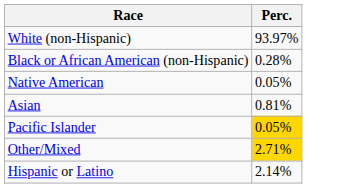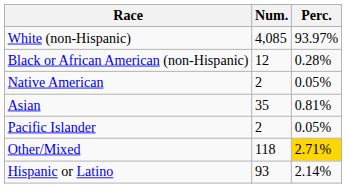+ column: (272, 15)
(273, 127) gold background -> (313, 127) no background
